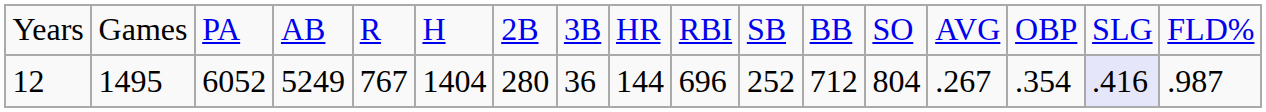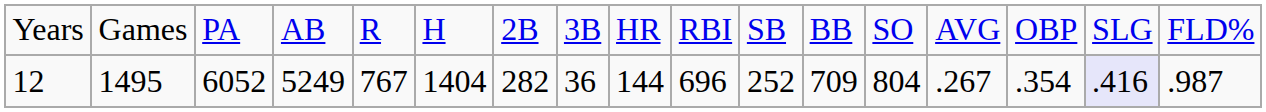(525, 80) 280 -> (525, 80) 282
(834, 80) 712 -> (834, 80) 709
